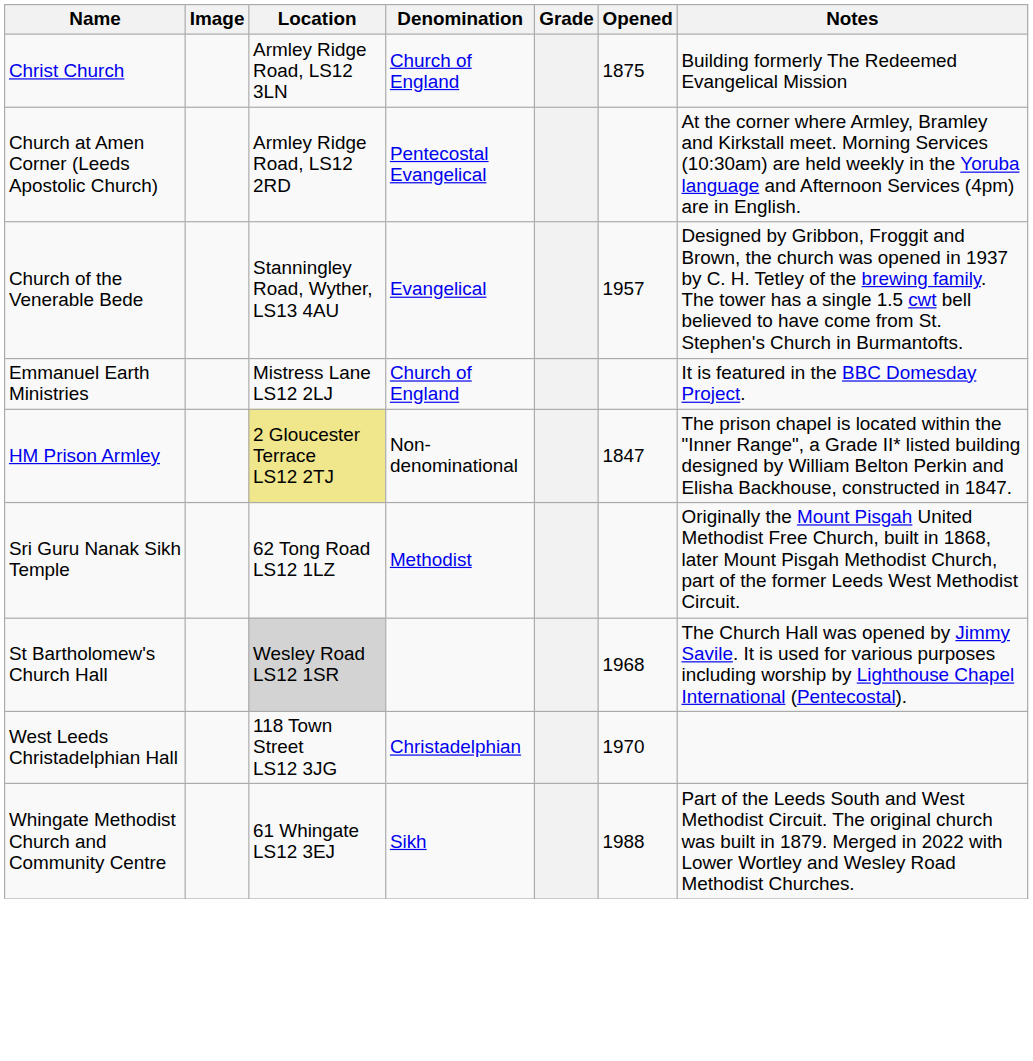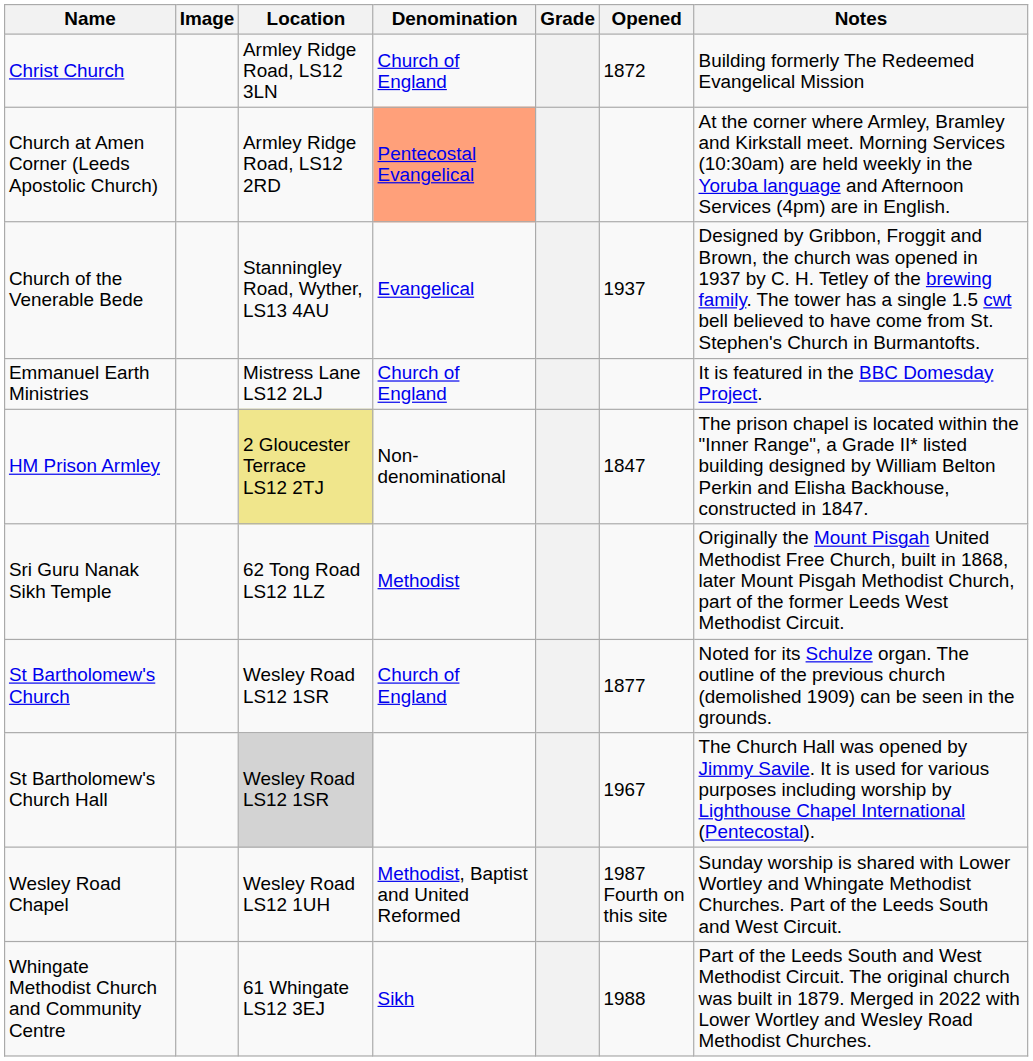(623, 70) 1875 -> (625, 70) 1872
(439, 164) no background -> (427, 164) lightsalmon background
(623, 289) 1957 -> (625, 289) 1937
+ row: (82, 685)
(623, 664) 1968 -> (625, 790) 1967
+ row: (65, 894)
- row: (93, 747)
